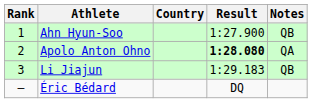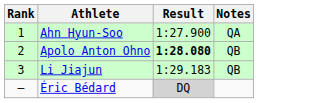- column: (180, 14)
(287, 32) QB -> (234, 32) QA
(287, 51) QA -> (234, 51) QB
(237, 88) no background -> (183, 88) lightgrey background
